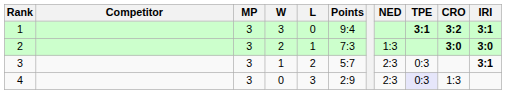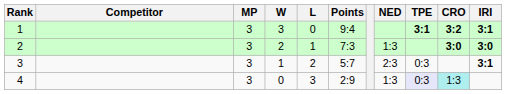(390, 81) 2:3 -> (390, 81) 1:3
(454, 81) no background -> (454, 81) paleturquoise background
